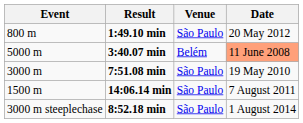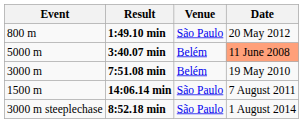(200, 71) São Paulo -> (192, 71) Belém
